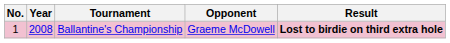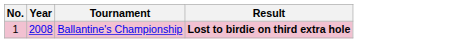- column: (231, 13)
